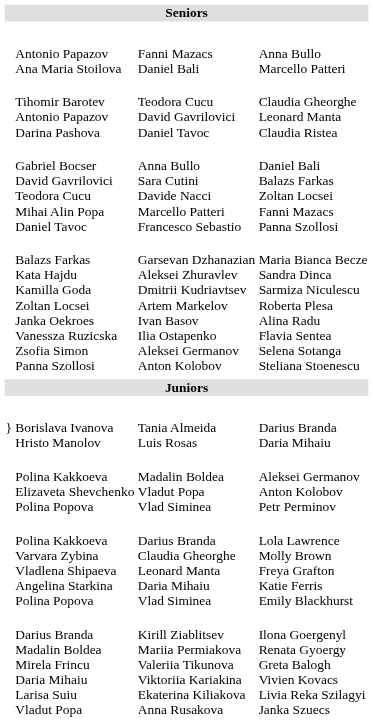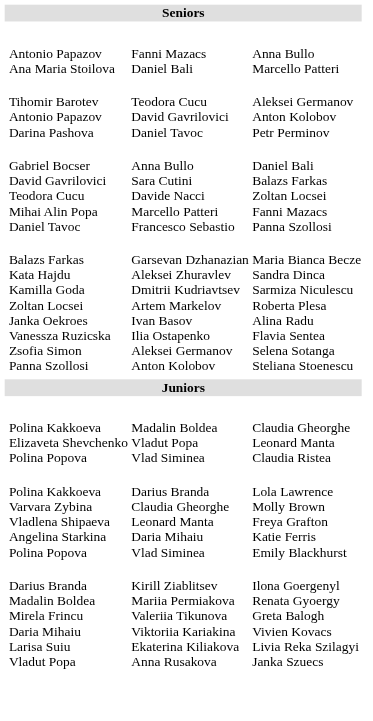(308, 117) Claudia Gheorghe Leonard Manta Claudia Ristea -> (303, 117) Aleksei Germanov Anton Kolobov Petr Perminov
- row: (64, 435)
(309, 491) Aleksei Germanov Anton Kolobov Petr Perminov -> (301, 443) Claudia Gheorghe Leonard Manta Claudia Ristea
